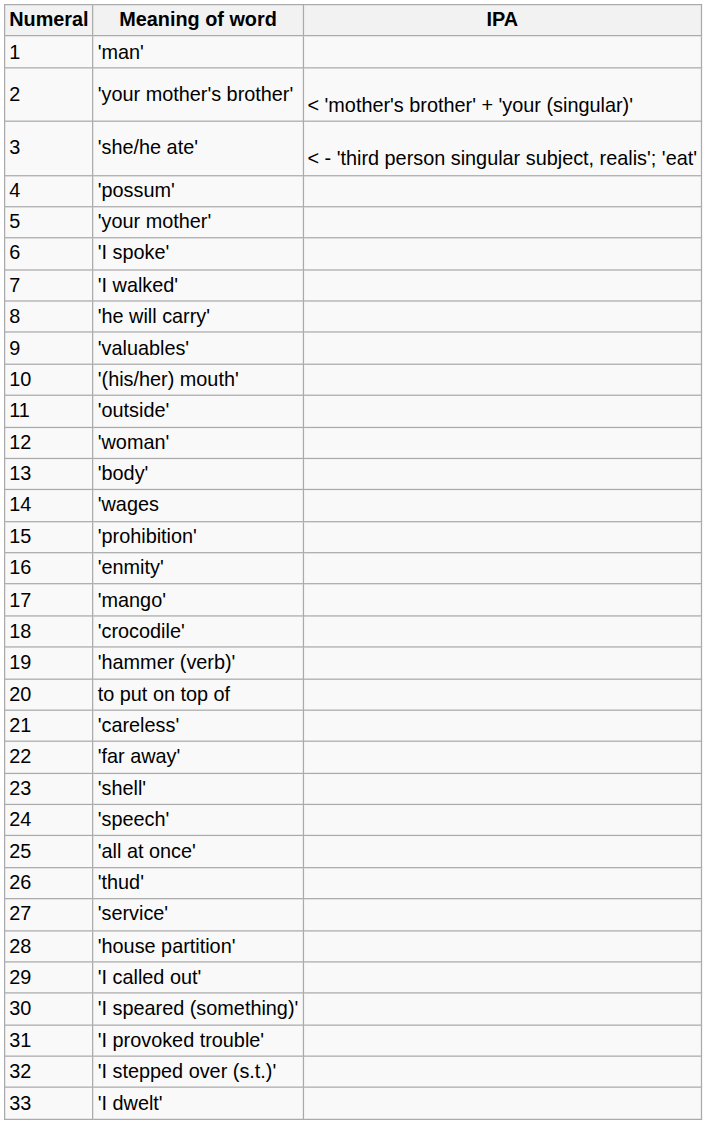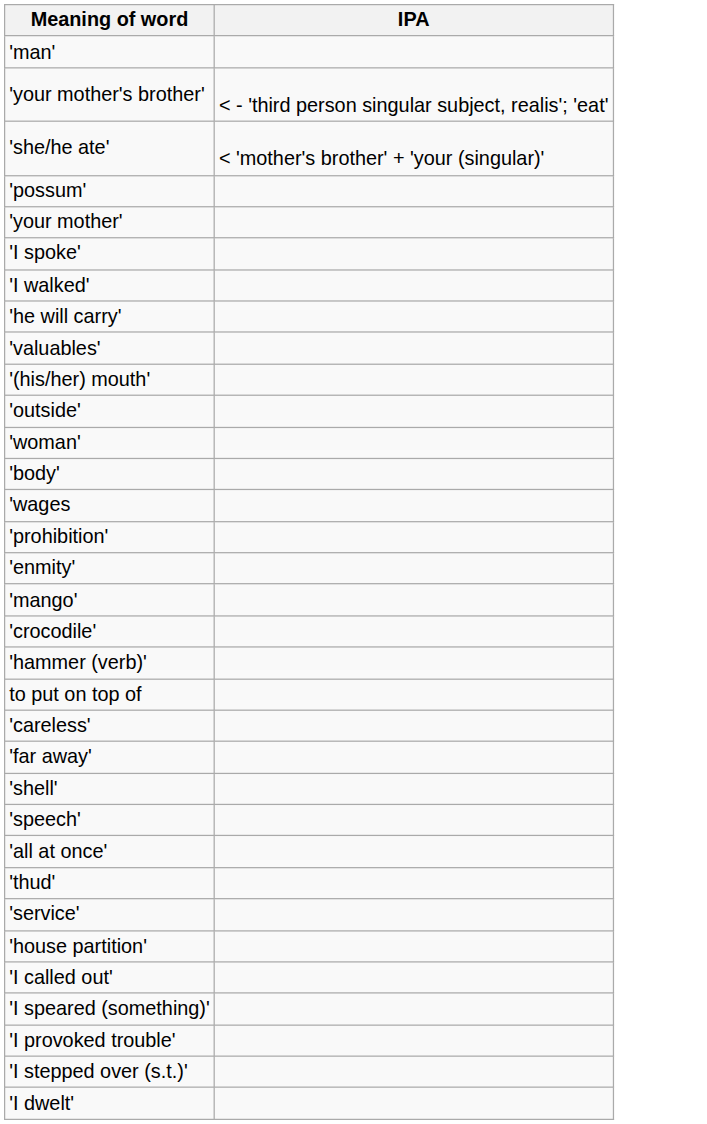- column: (49, 20)
(470, 105) < 'mother's brother' + 'your (singular)' -> (414, 105) < - 'third person singular subject, realis'; 'eat'
(502, 159) < - 'third person singular subject, realis'; 'eat' -> (382, 159) < 'mother's brother' + 'your (singular)'
